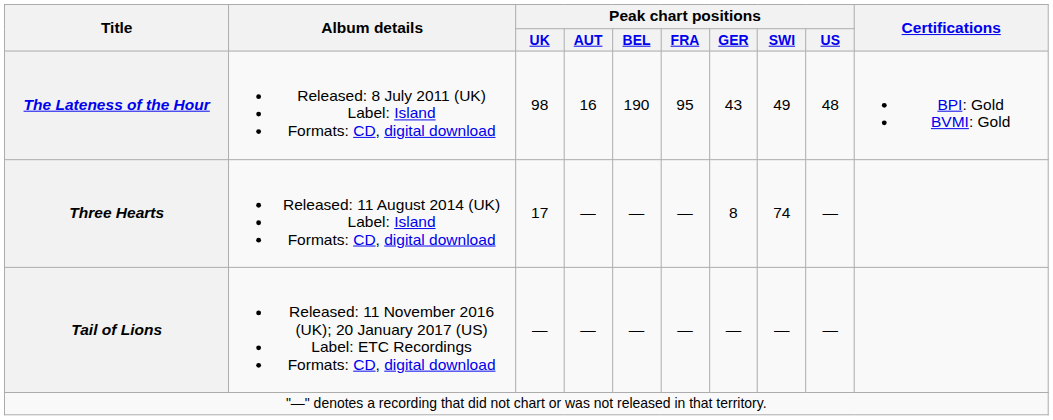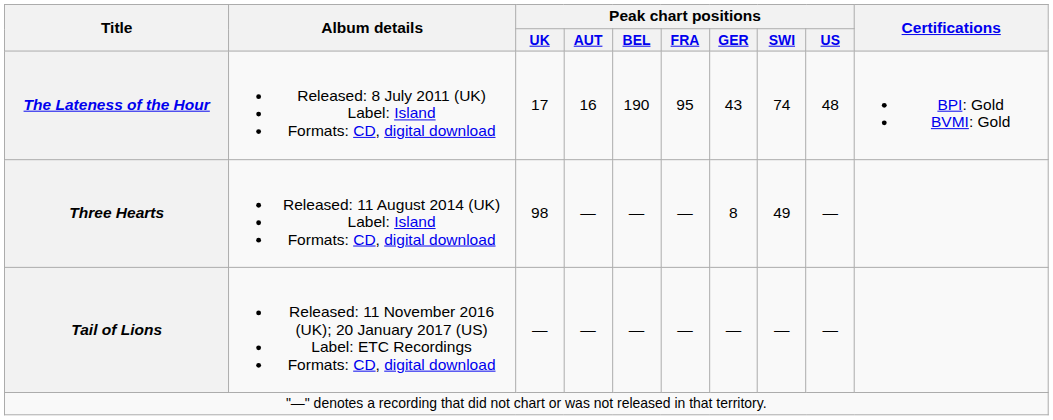(540, 105) 98 -> (540, 105) 17
(782, 105) 49 -> (782, 105) 74
(540, 213) 17 -> (540, 213) 98
(782, 213) 74 -> (782, 213) 49
